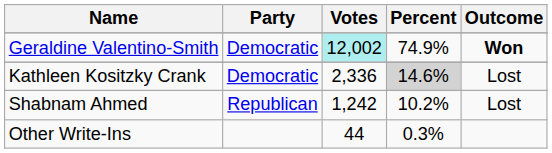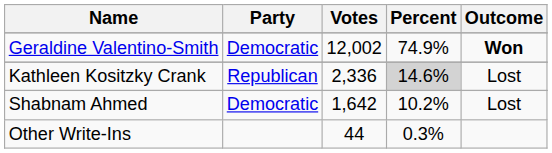(354, 47) paleturquoise background -> (354, 47) no background
(272, 76) Democratic -> (272, 76) Republican
(272, 104) Republican -> (272, 104) Democratic
(354, 104) 1,242 -> (354, 104) 1,642
